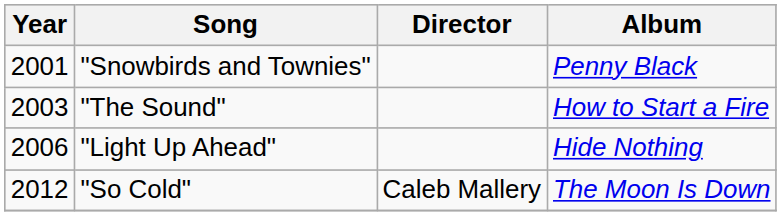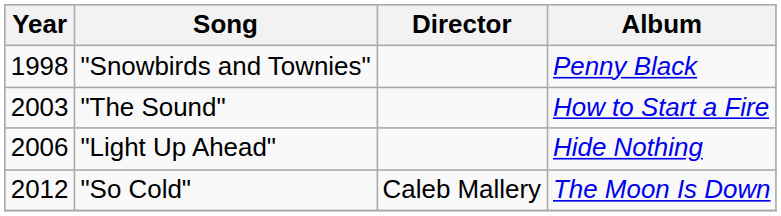(40, 66) 2001 -> (40, 66) 1998
